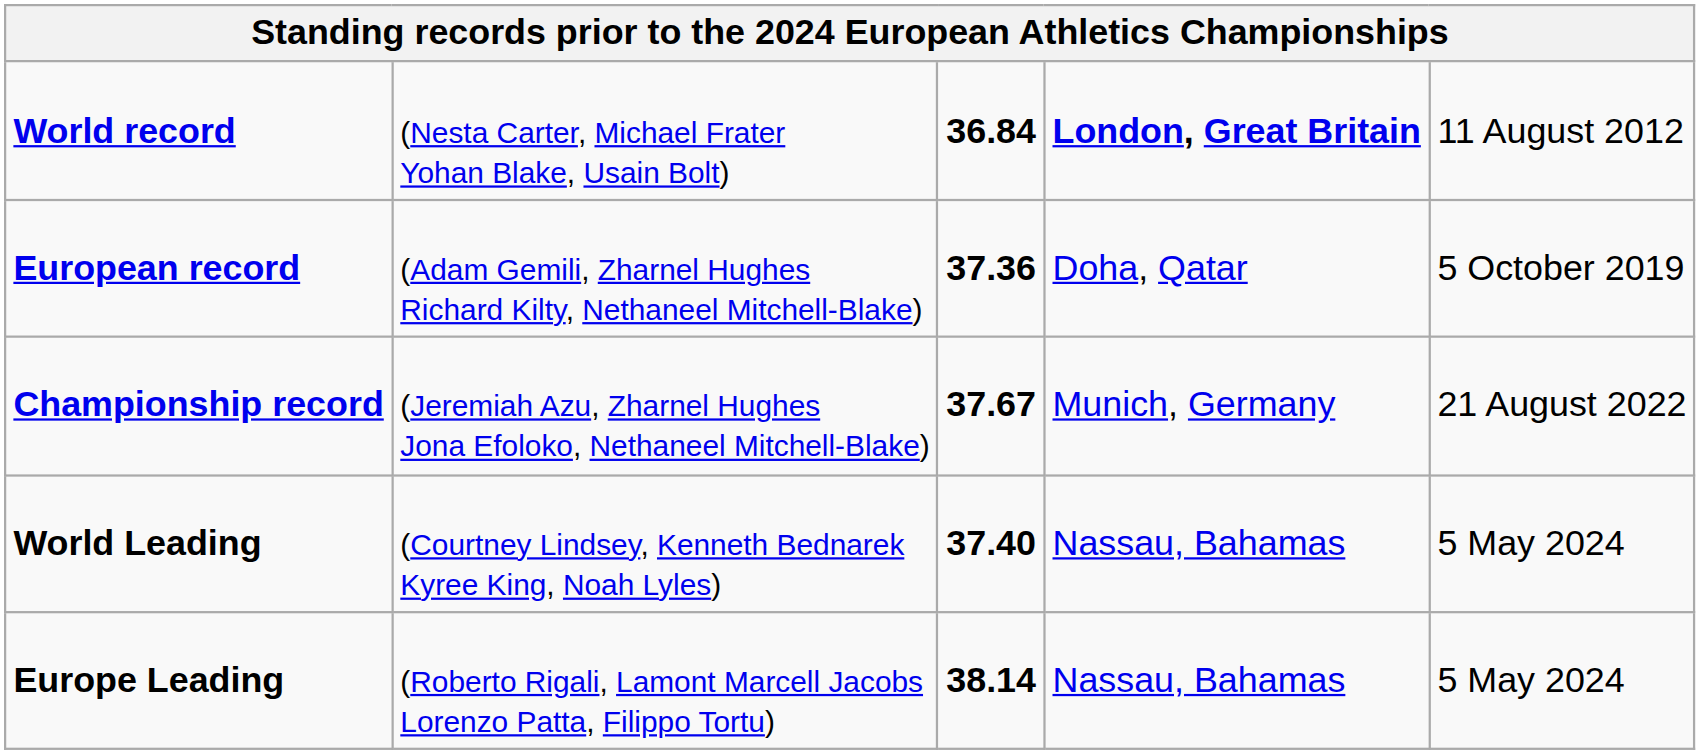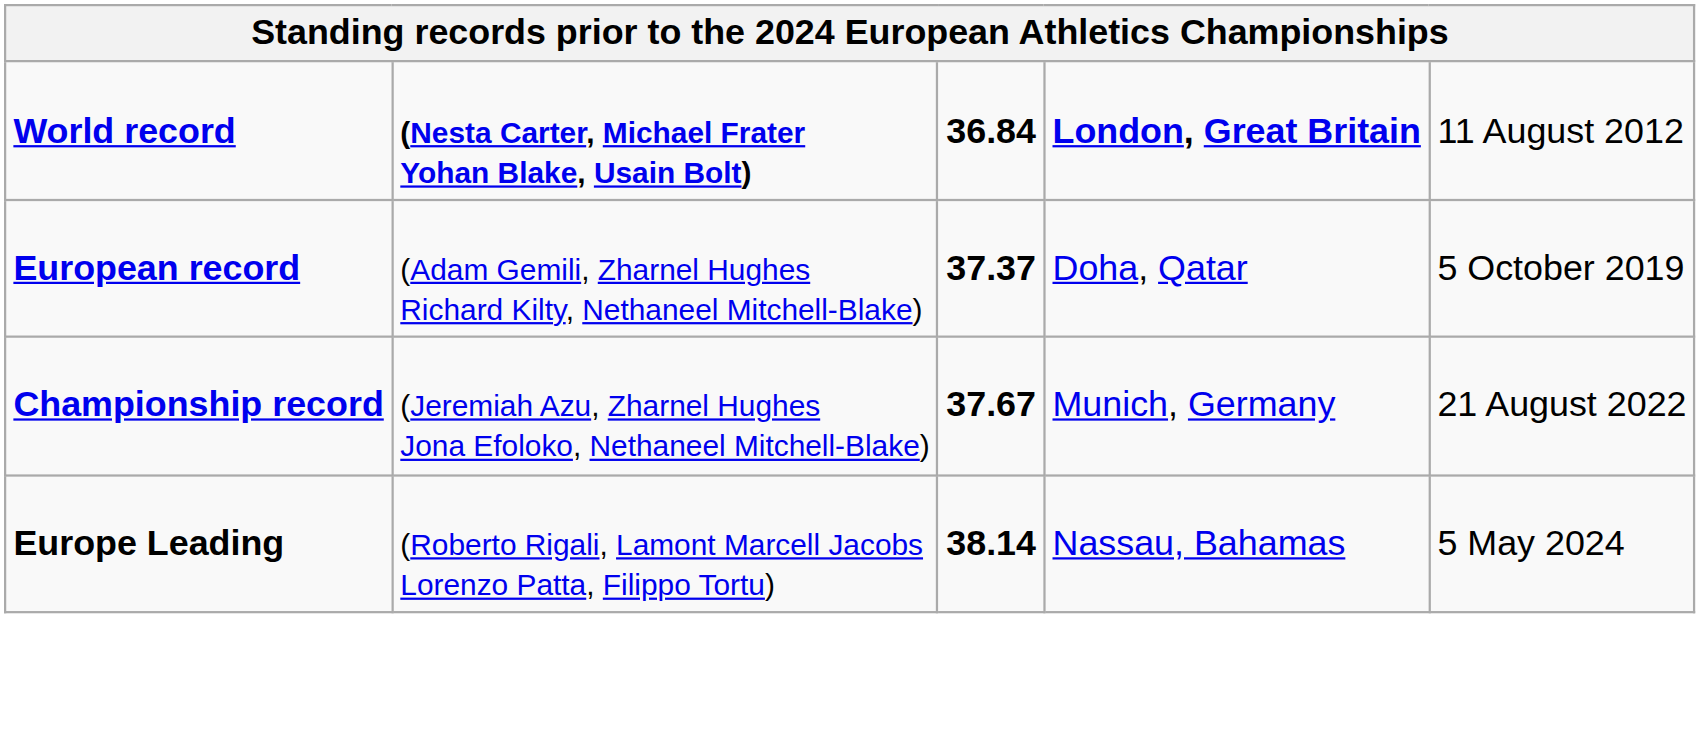(593, 152) normal -> (603, 150) bold
(991, 267) 37.36 -> (991, 267) 37.37
- row: (137, 542)
